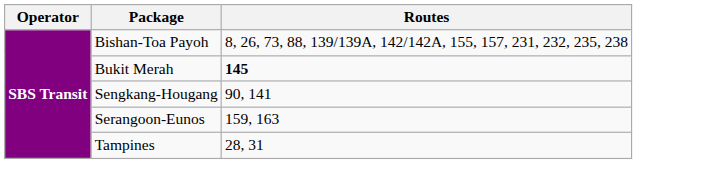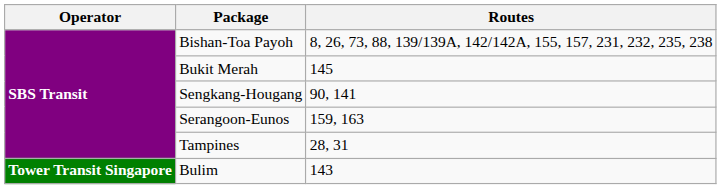(237, 68) bold -> (321, 68) normal
+ row: (199, 170)
